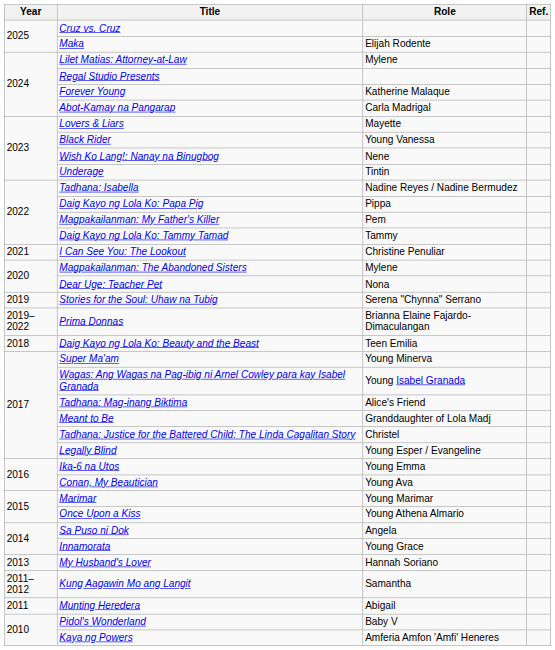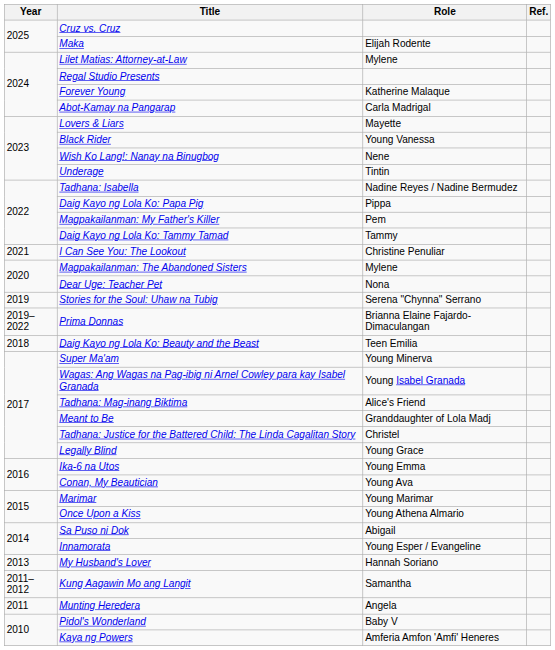(423, 450) Young Esper / Evangeline -> (394, 450) Young Grace
(381, 530) Angela -> (380, 530) Abigail
(394, 546) Young Grace -> (423, 546) Young Esper / Evangeline
(380, 606) Abigail -> (381, 606) Angela
